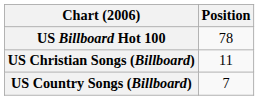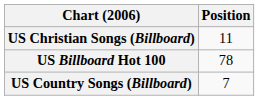rows swapped: (101, 38) <-> (101, 60)
